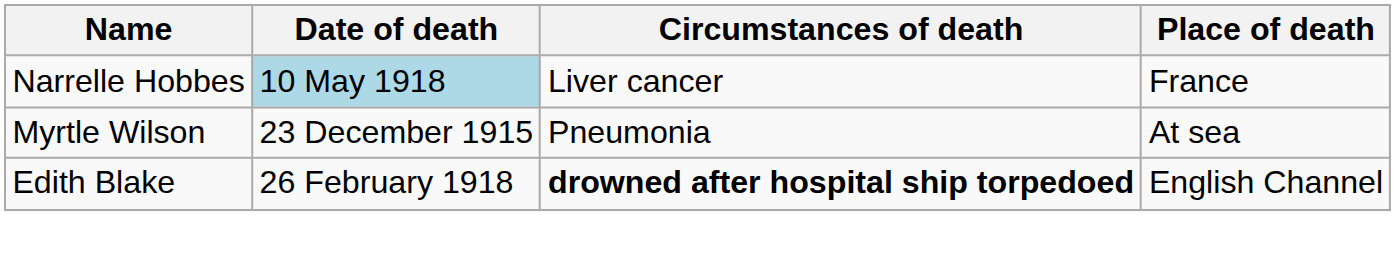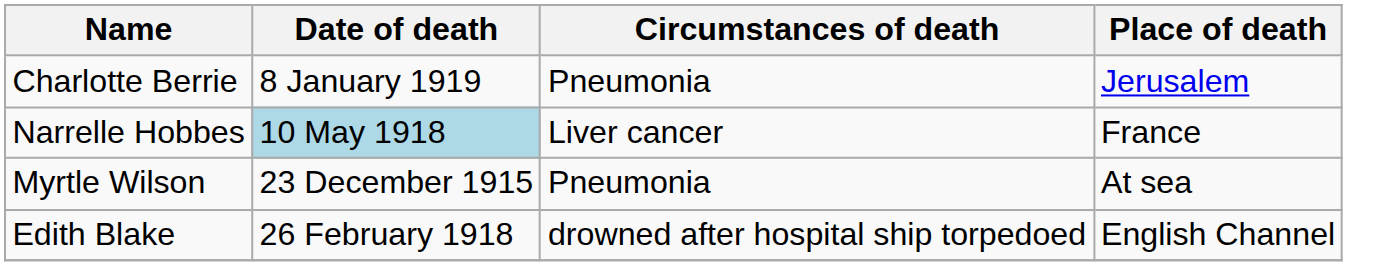+ row: (125, 81)
(841, 183) bold -> (817, 234) normal
